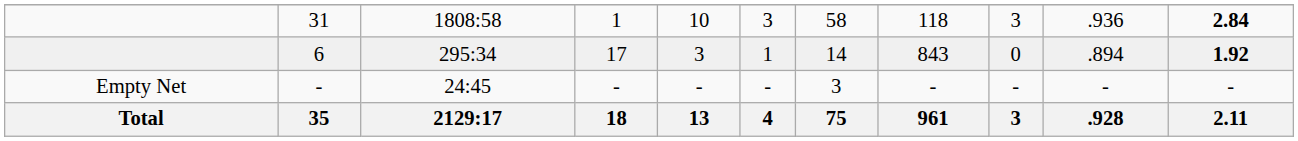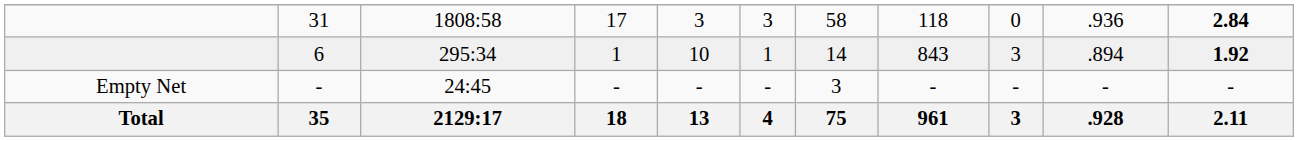(616, 20) 1 -> (616, 20) 17
(699, 20) 10 -> (699, 20) 3
(1016, 20) 3 -> (1016, 20) 0
(616, 53) 17 -> (616, 53) 1
(699, 53) 3 -> (699, 53) 10
(1016, 53) 0 -> (1016, 53) 3
